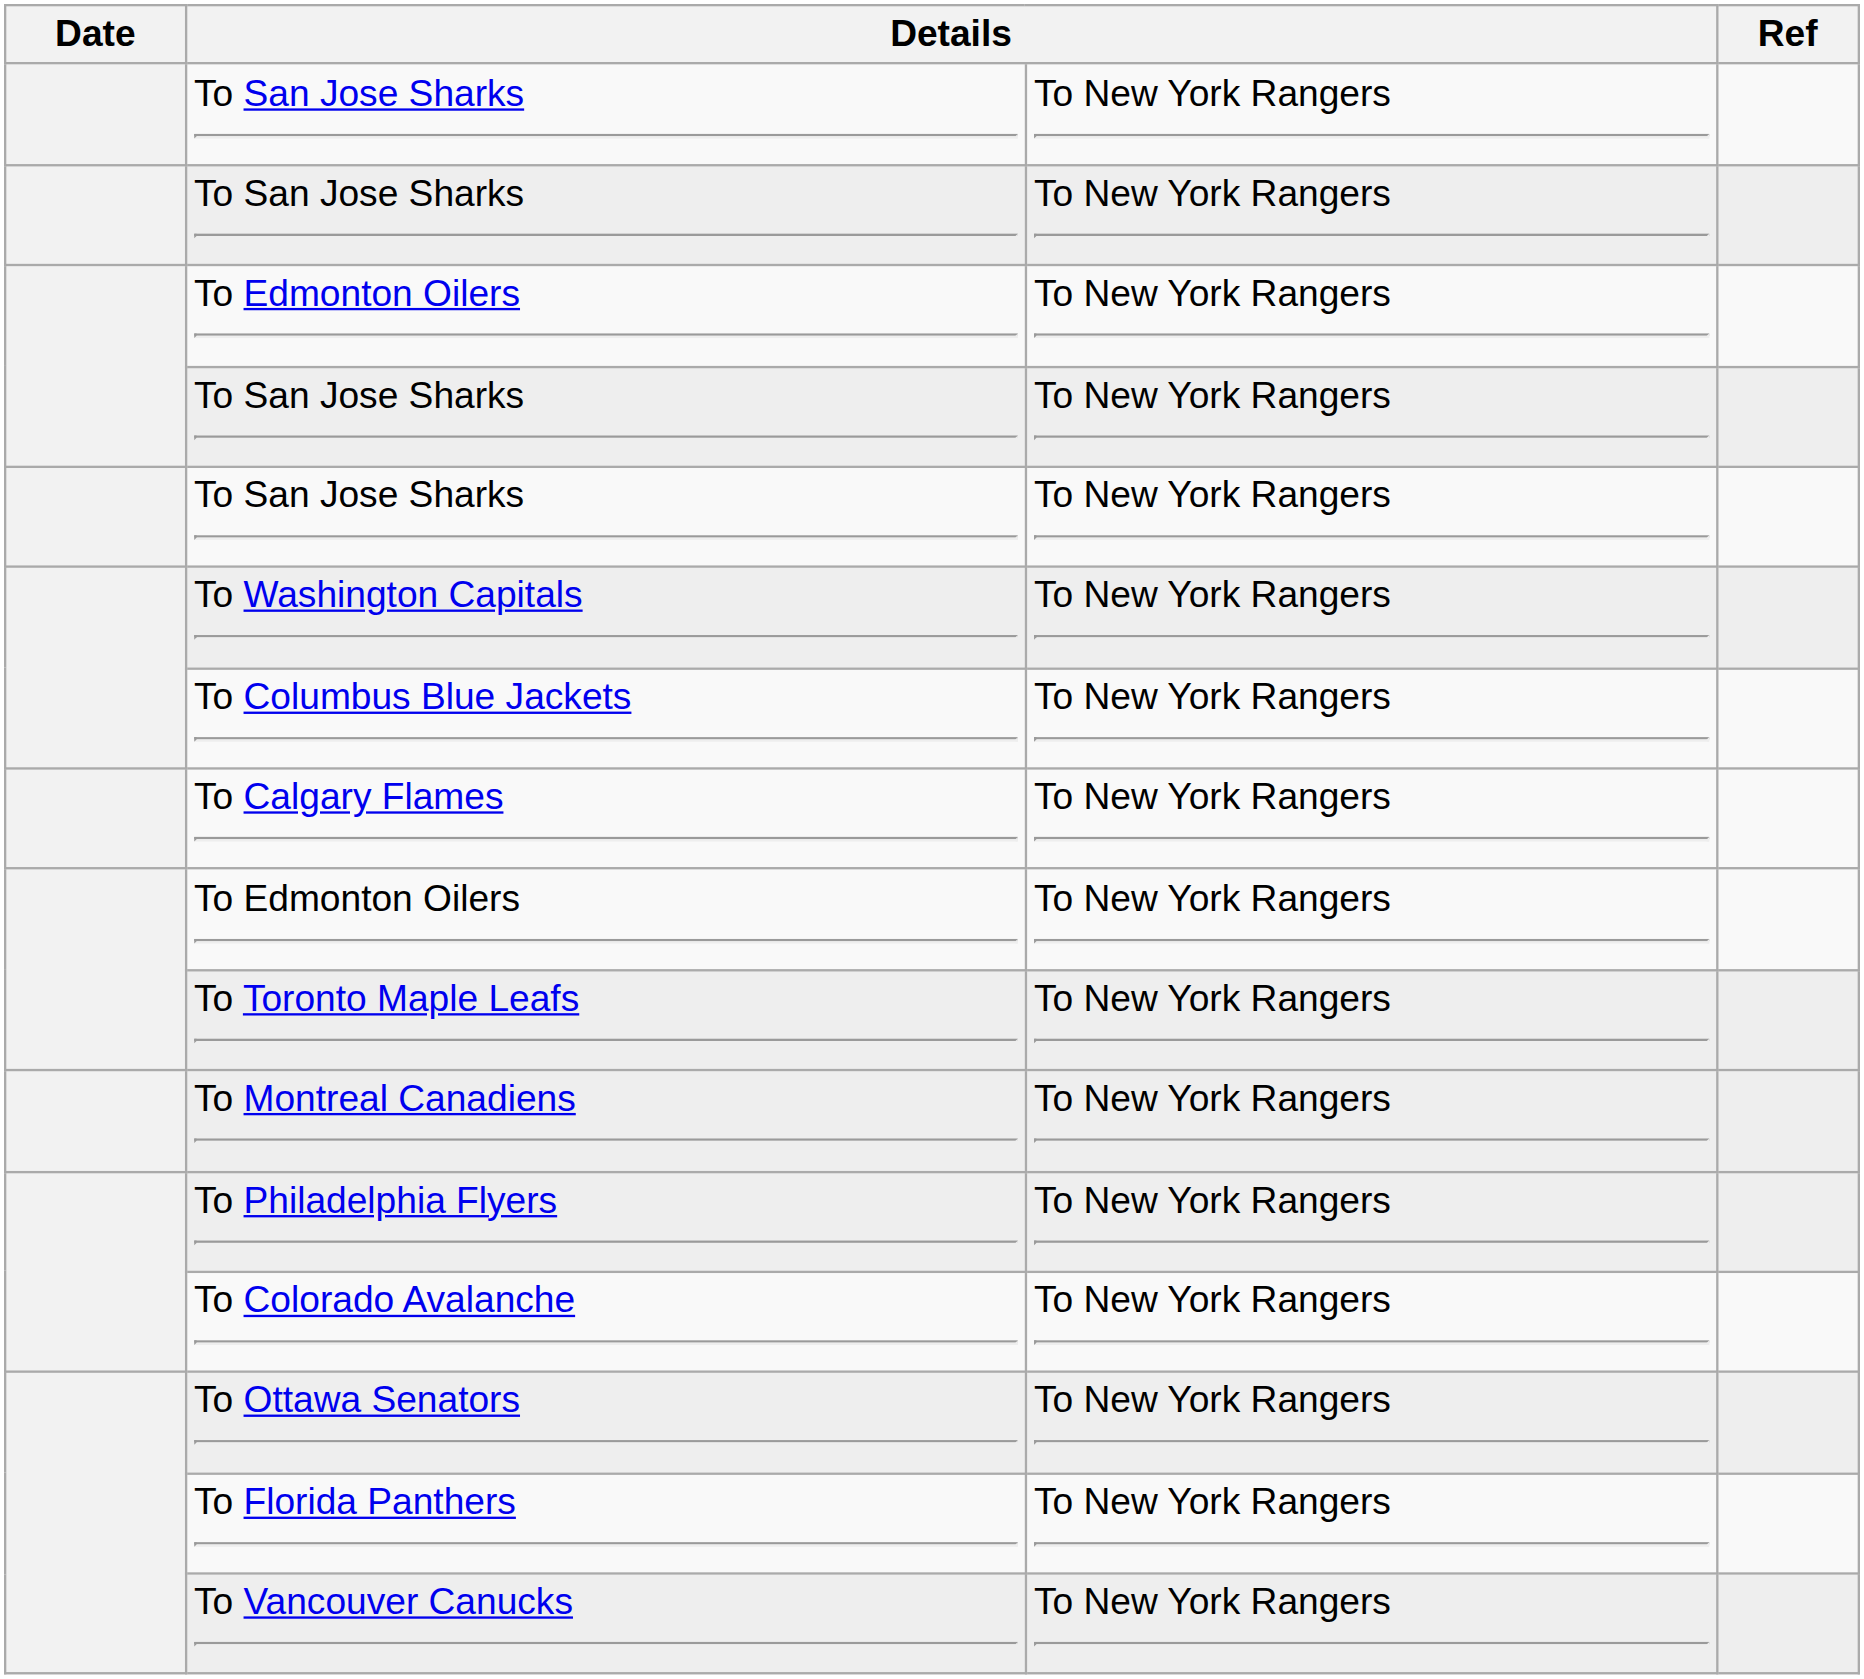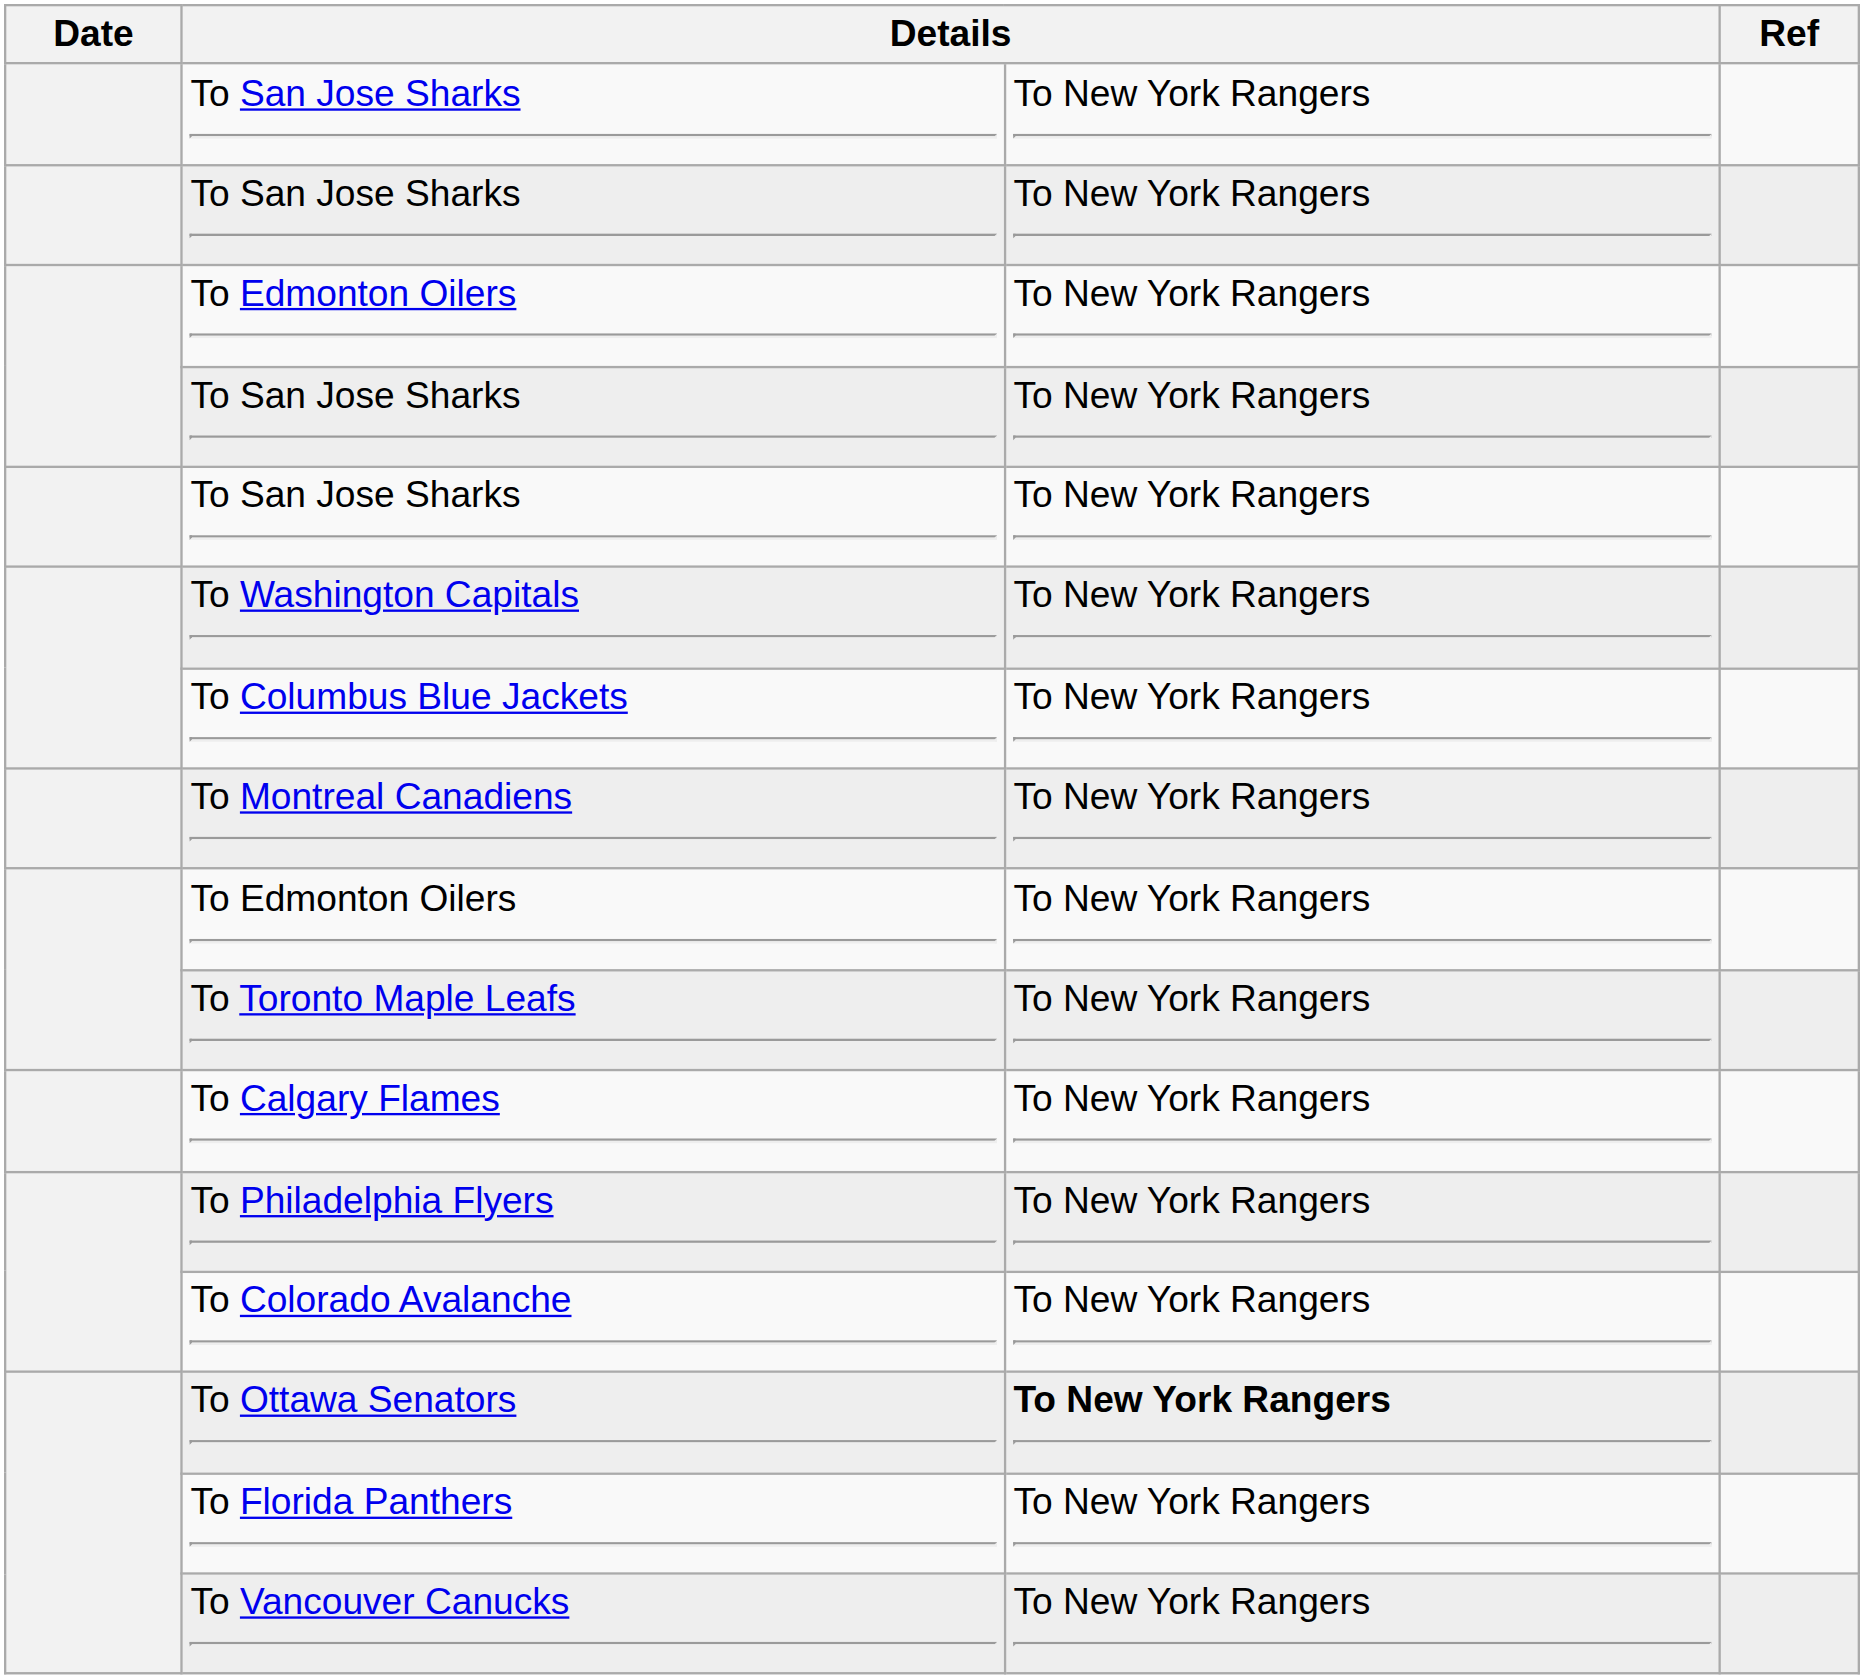rows swapped: (95, 1121) <-> (95, 819)
(1371, 1413) normal -> (1362, 1413) bold
